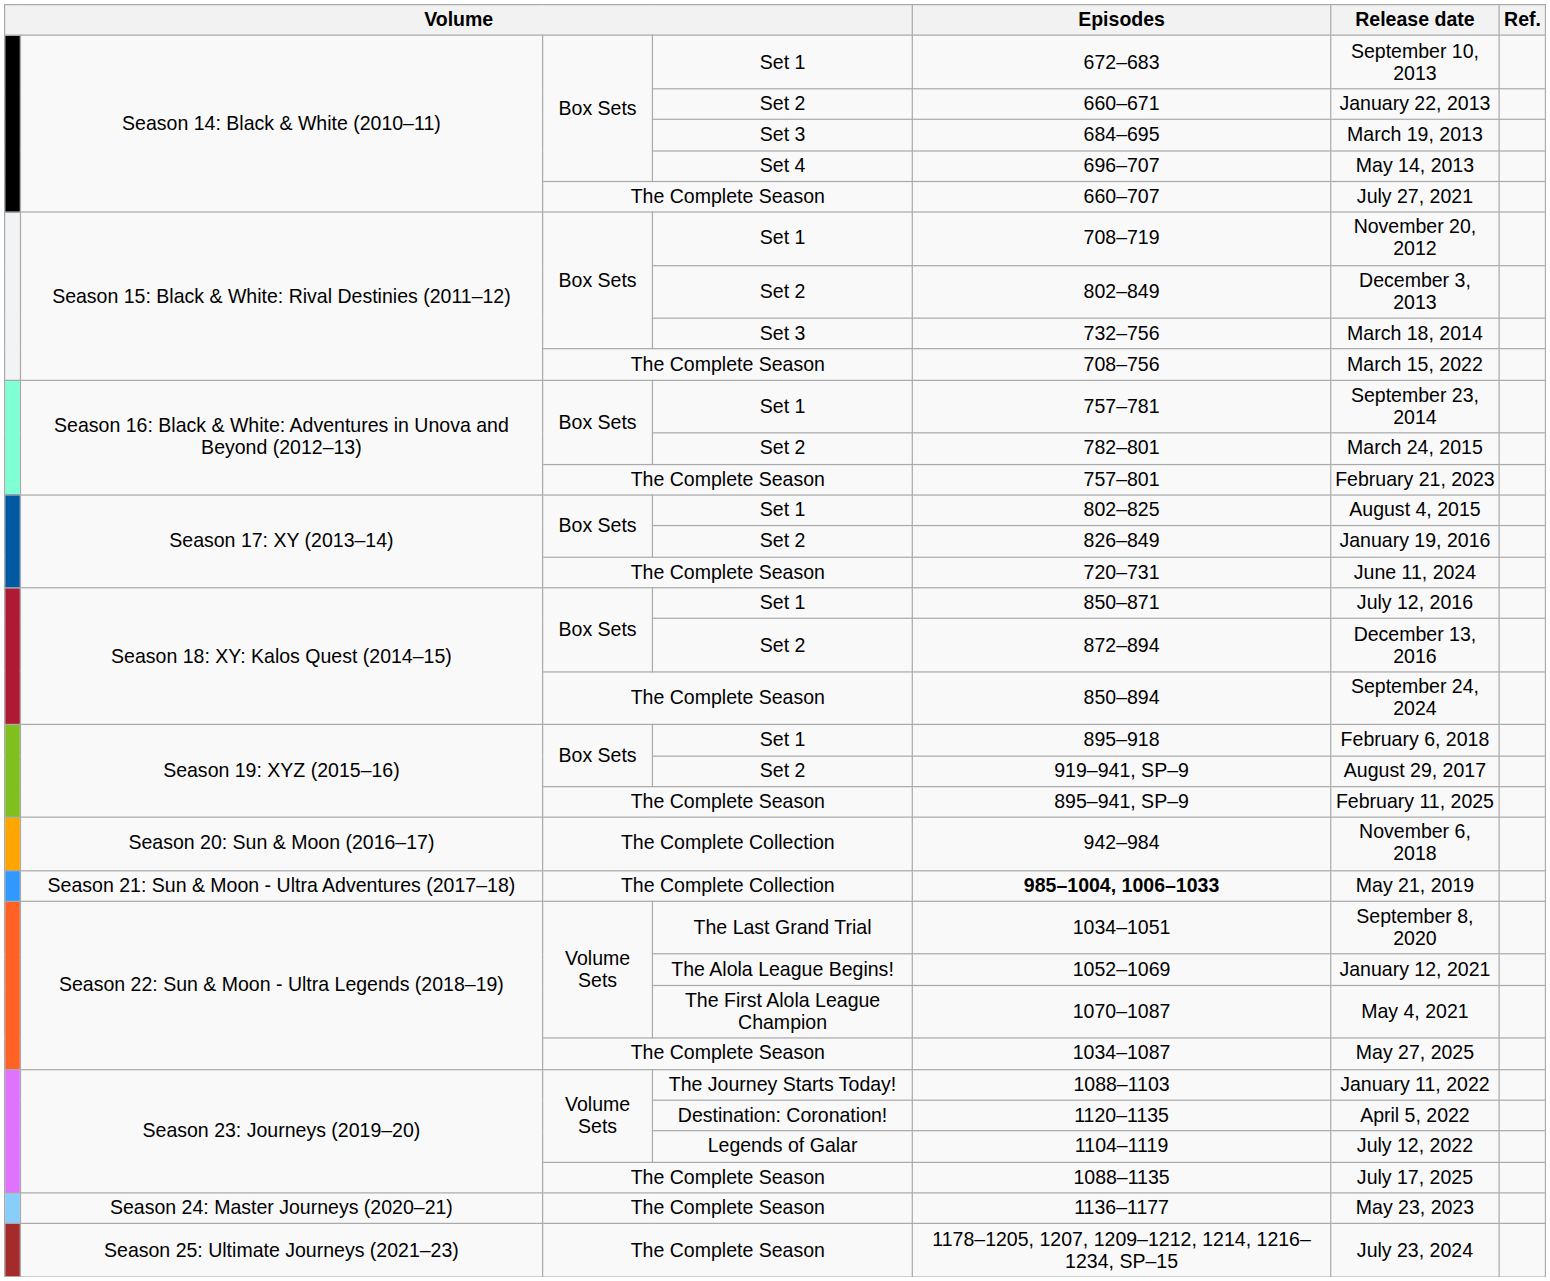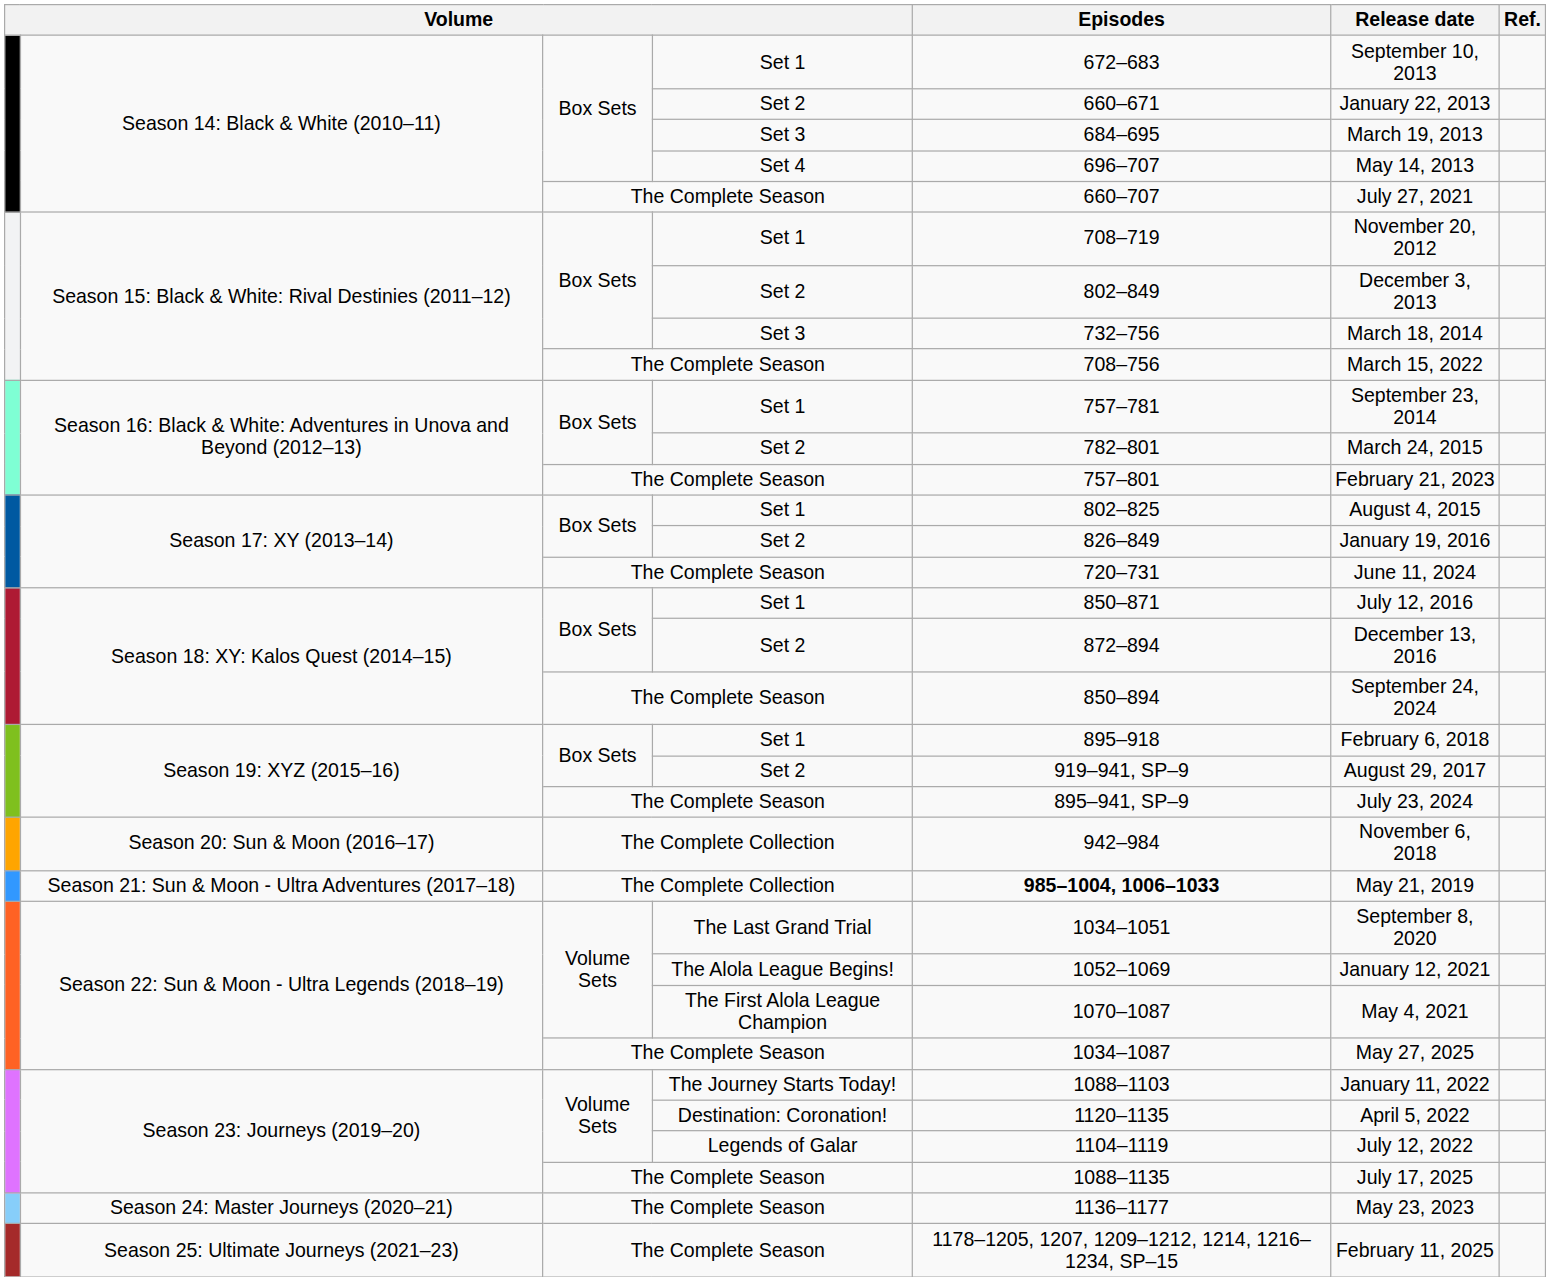(1415, 801) February 11, 2025 -> (1415, 801) July 23, 2024
(1415, 1250) July 23, 2024 -> (1415, 1250) February 11, 2025
